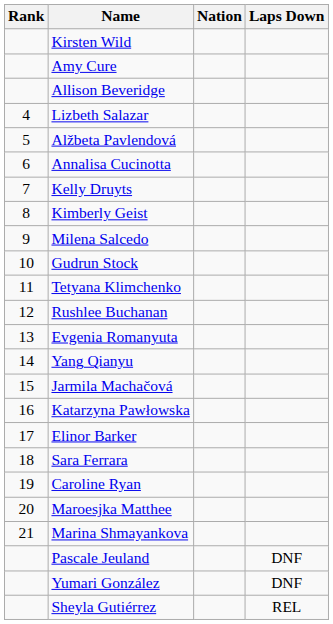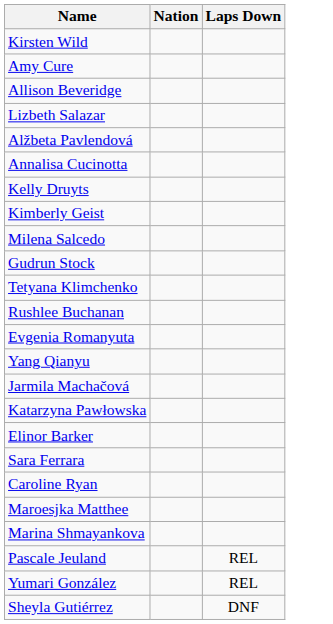- column: (26, 16)
(287, 558) DNF -> (243, 558) REL
(287, 582) DNF -> (243, 582) REL
(287, 607) REL -> (243, 607) DNF
